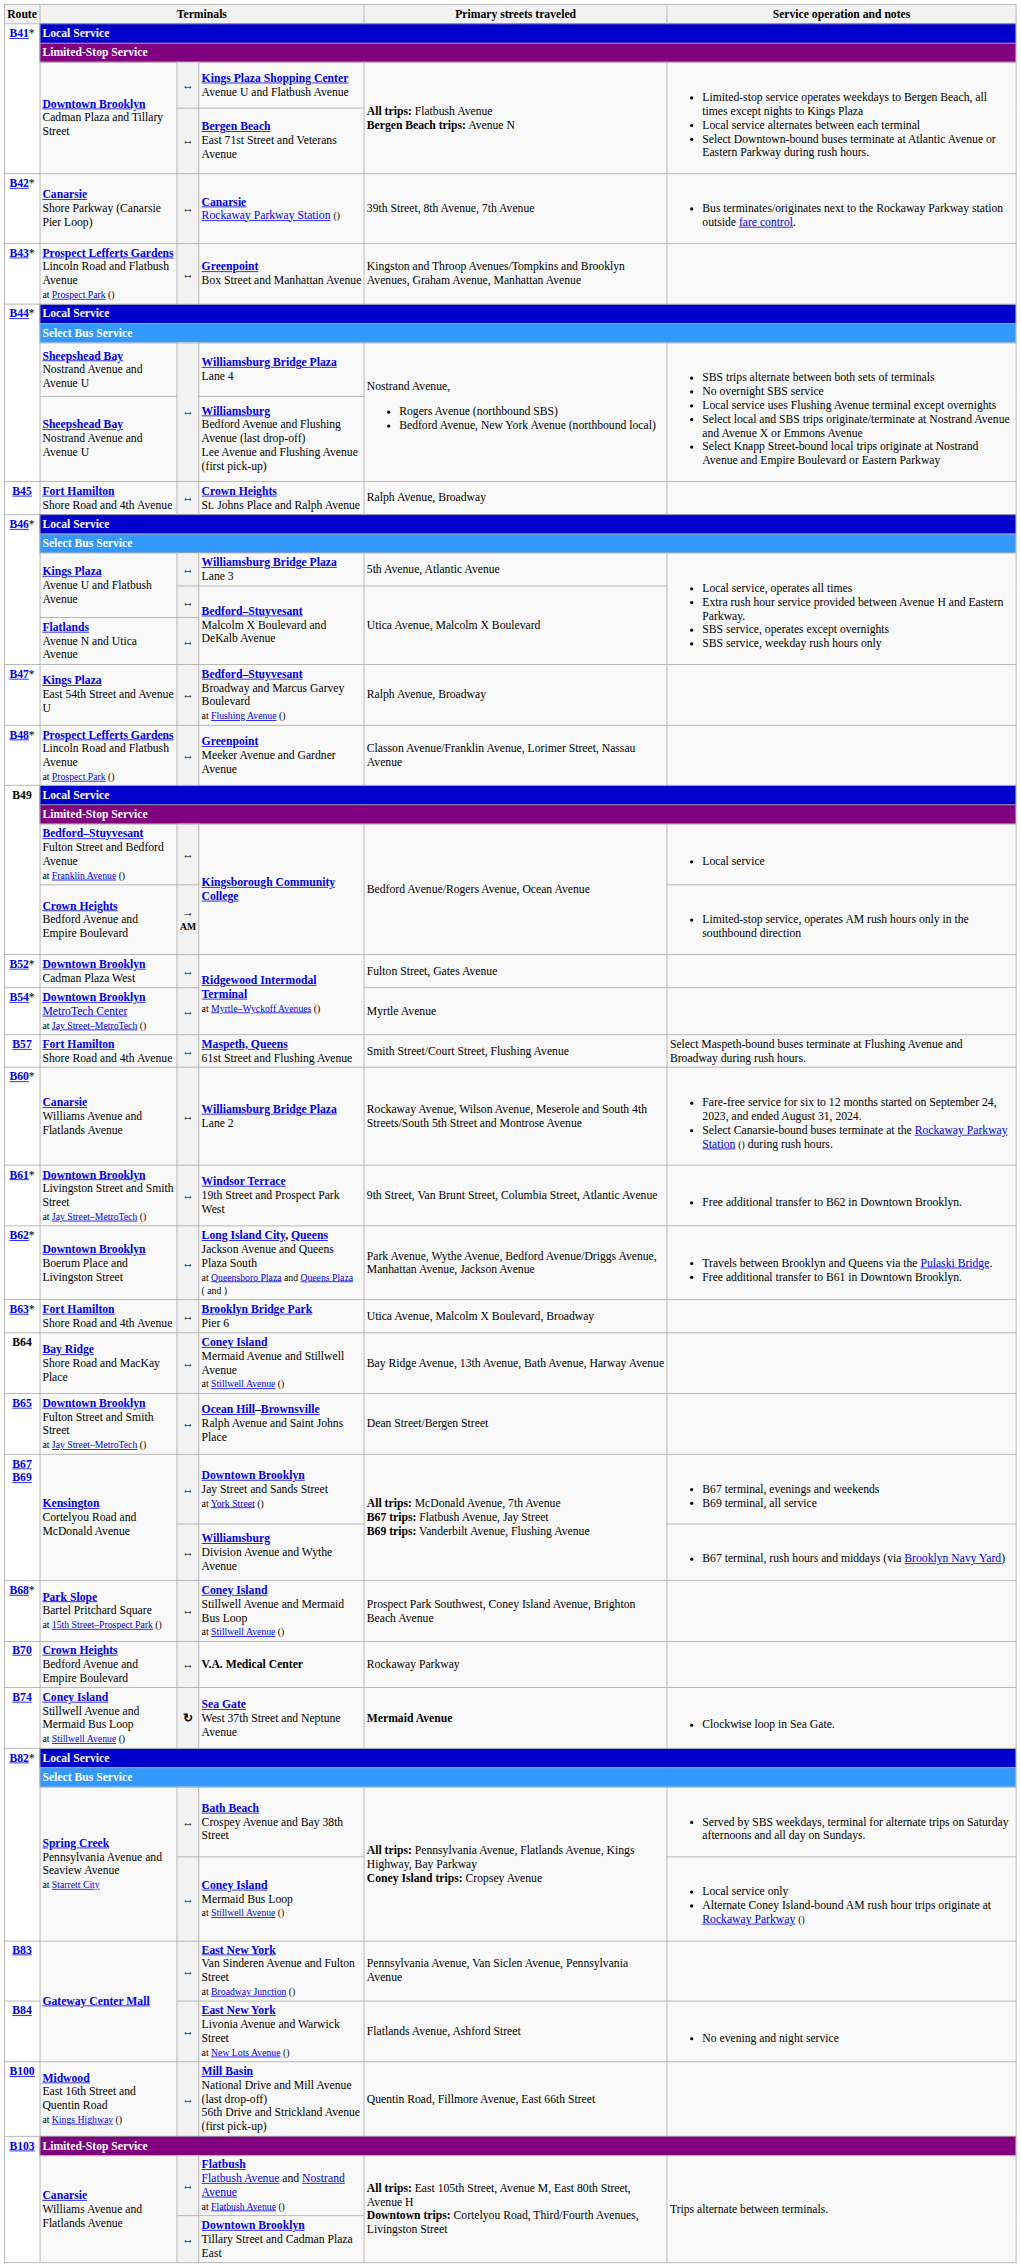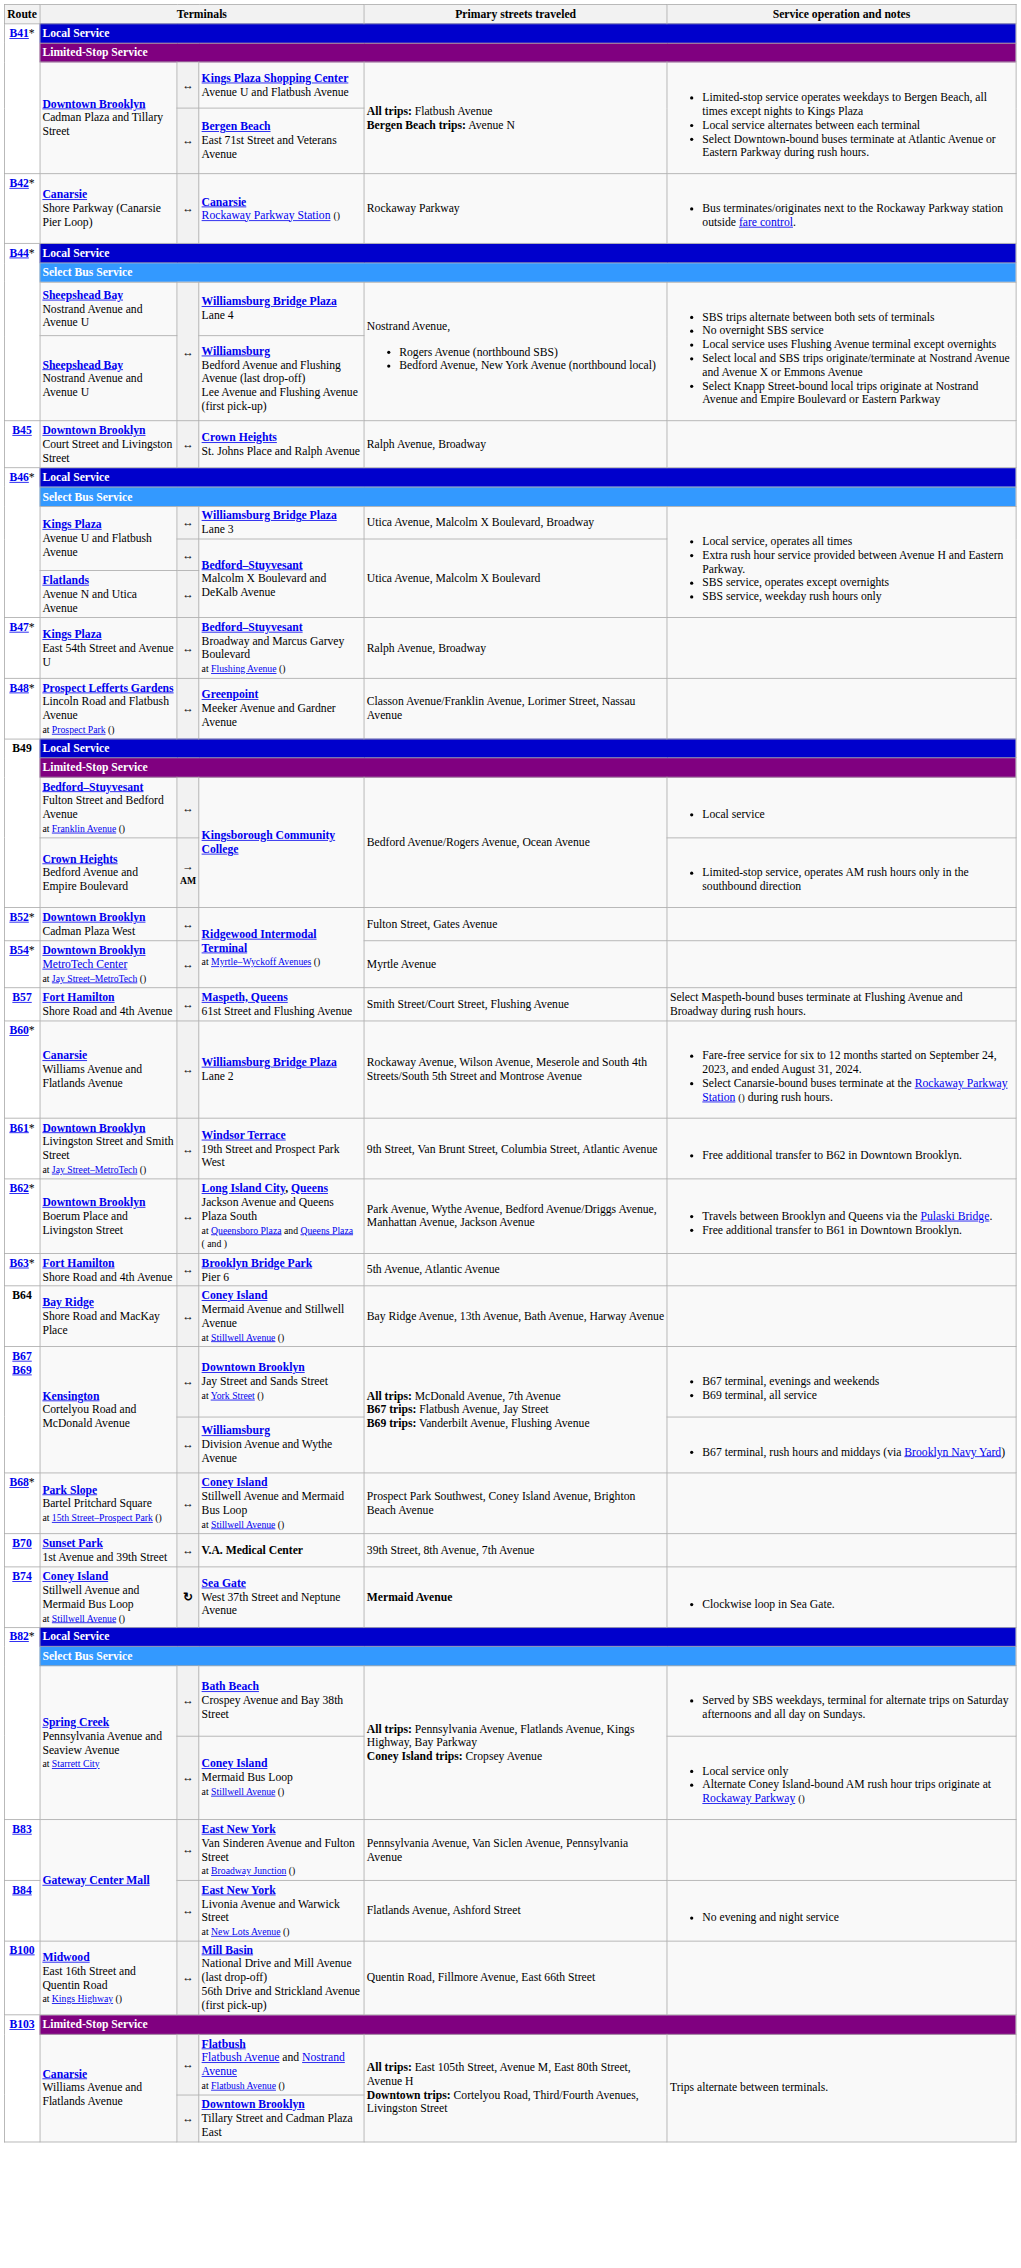(451, 209) 39th Street, 8th Avenue, 7th Avenue -> (413, 209) Rockaway Parkway
- row: (22, 254)
(107, 498) Fort Hamilton Shore Road and 4th Avenue -> (107, 444) Downtown Brooklyn Court Street and Livingston Street
(433, 570) 5th Avenue, Atlantic Avenue -> (480, 523) Utica Avenue, Malcolm X Boulevard, Broadway
(480, 1316) Utica Avenue, Malcolm X Boulevard, Broadway -> (433, 1270) 5th Avenue, Atlantic Avenue
- row: (22, 1404)
(90, 1664) Crown Heights Bedford Avenue and Empire Boulevard -> (105, 1550) Sunset Park 1st Avenue and 39th Street
(413, 1664) Rockaway Parkway -> (451, 1550) 39th Street, 8th Avenue, 7th Avenue
